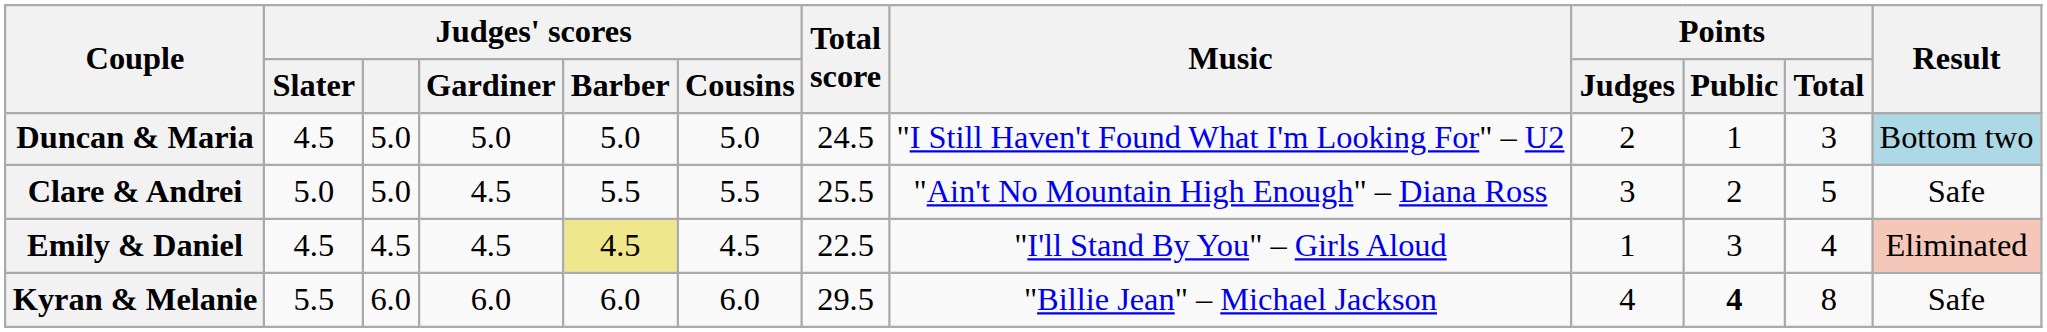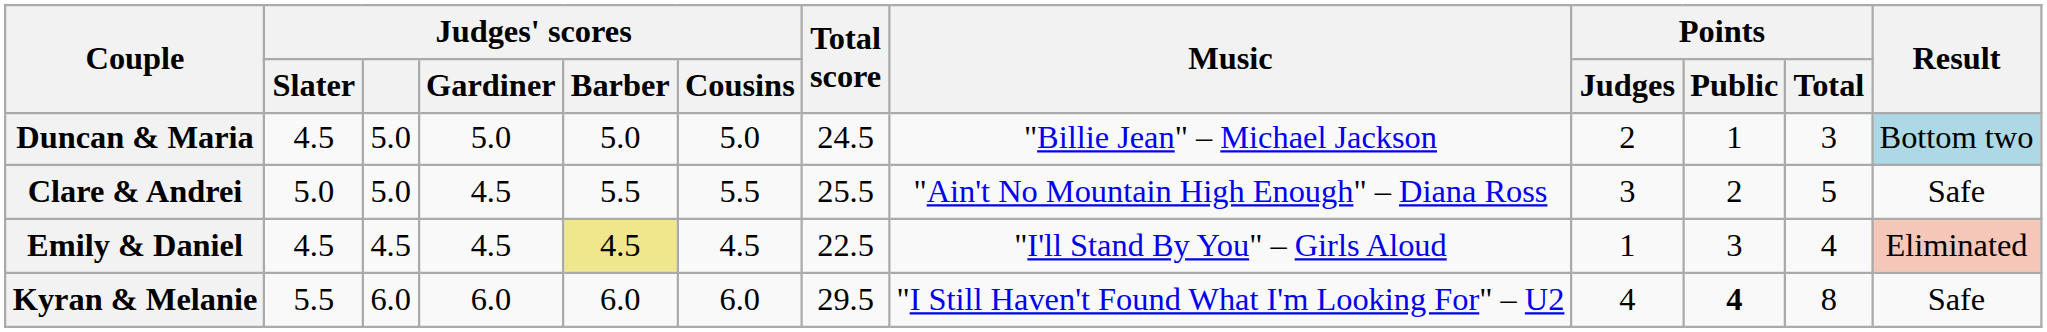(1230, 138) "I Still Haven't Found What I'm Looking For" – U2 -> (1230, 138) "Billie Jean" – Michael Jackson
(1230, 298) "Billie Jean" – Michael Jackson -> (1230, 298) "I Still Haven't Found What I'm Looking For" – U2
